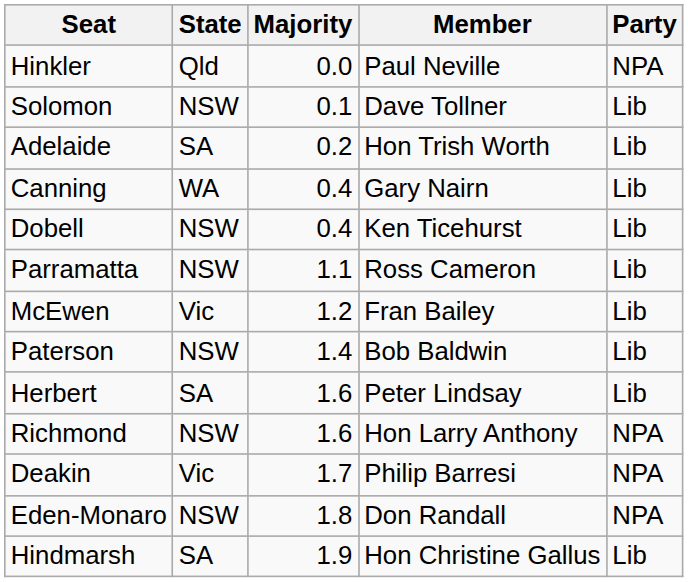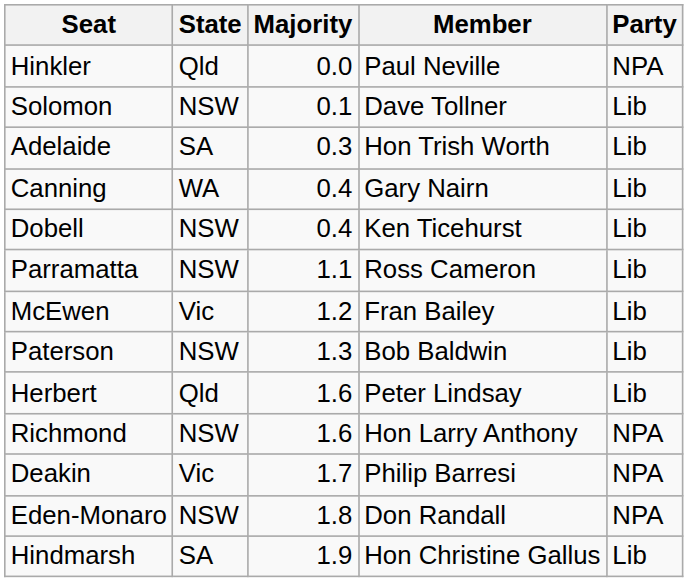(334, 147) 0.2 -> (334, 147) 0.3
(334, 351) 1.4 -> (334, 351) 1.3
(196, 392) SA -> (199, 392) Qld
